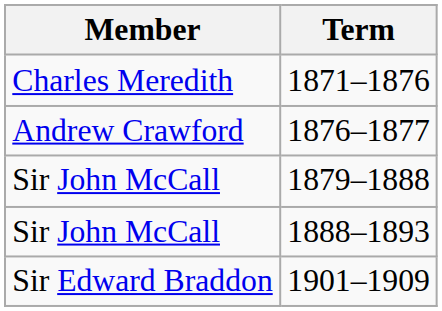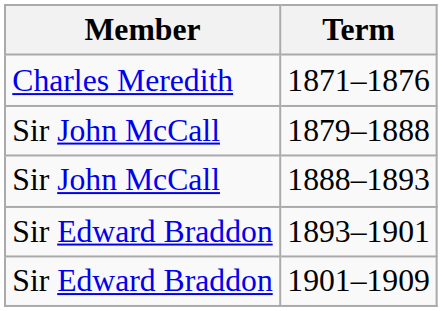- row: (359, 130)
+ row: (359, 230)
